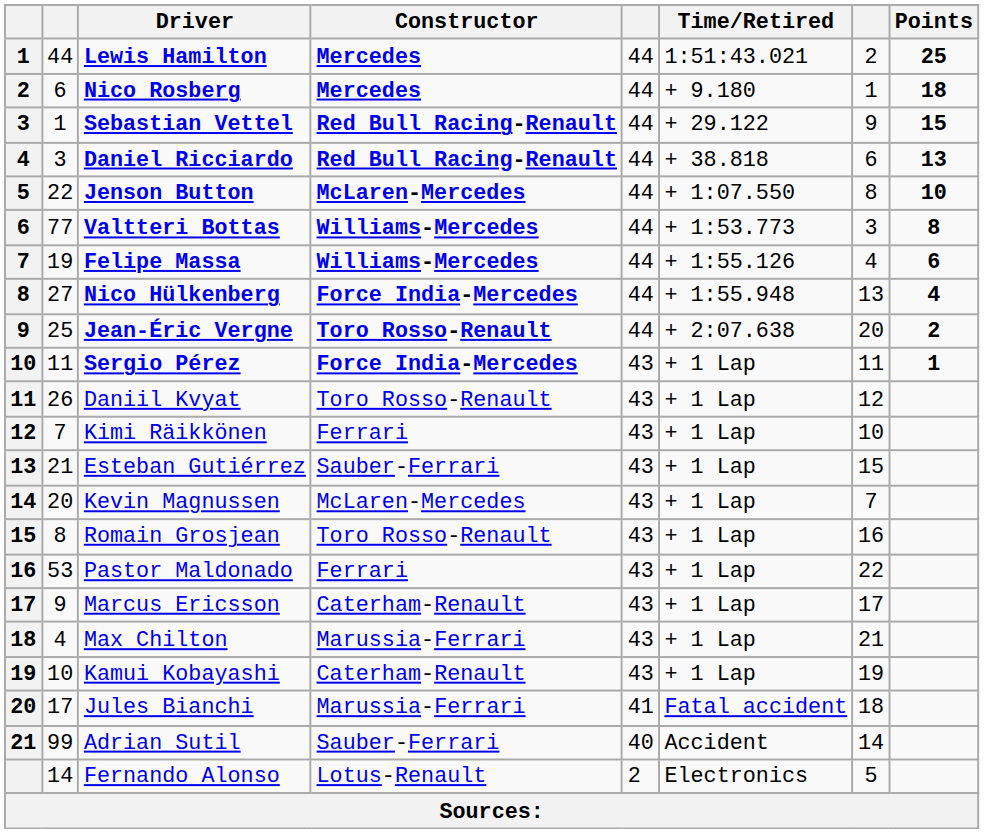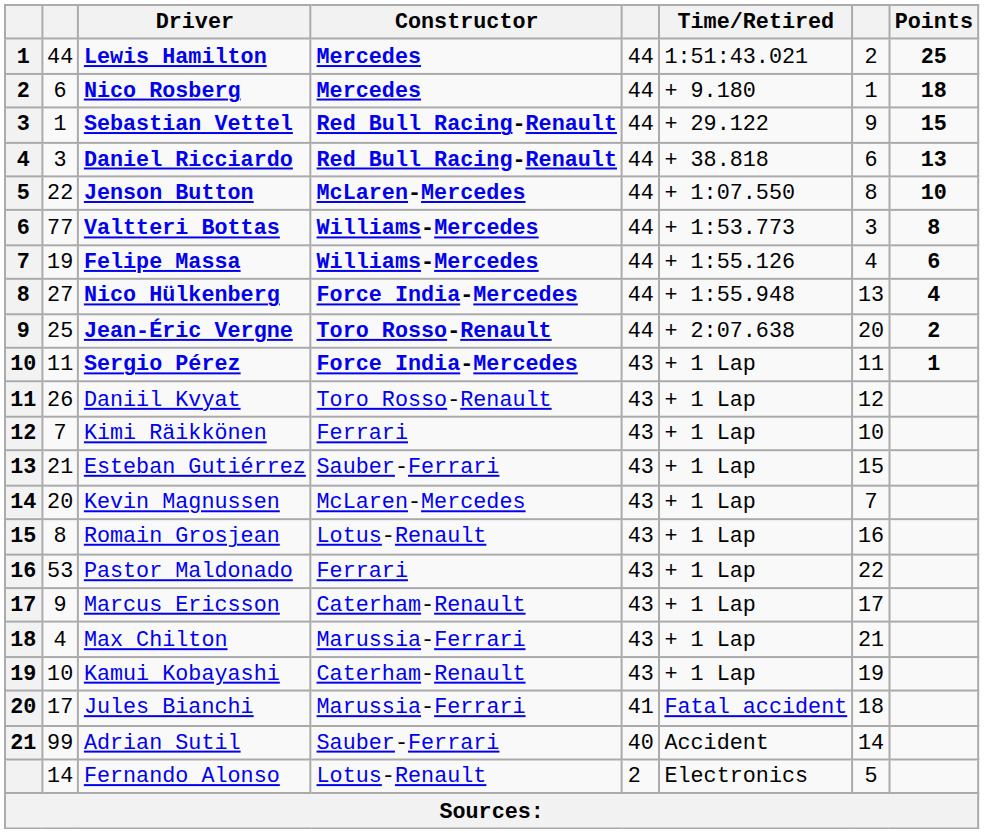(434, 537) Toro Rosso-Renault -> (401, 537) Lotus-Renault
